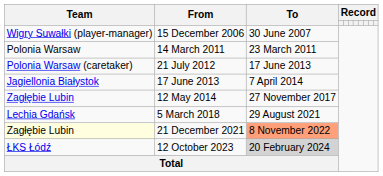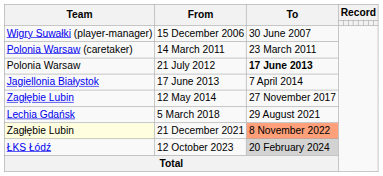(43, 49) Polonia Warsaw -> (70, 49) Polonia Warsaw (caretaker)
(70, 66) Polonia Warsaw (caretaker) -> (43, 66) Polonia Warsaw
(280, 66) normal -> (281, 66) bold
